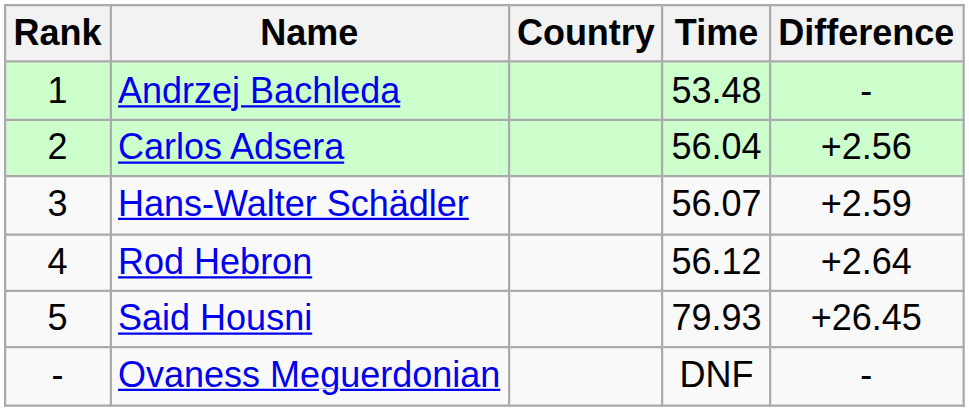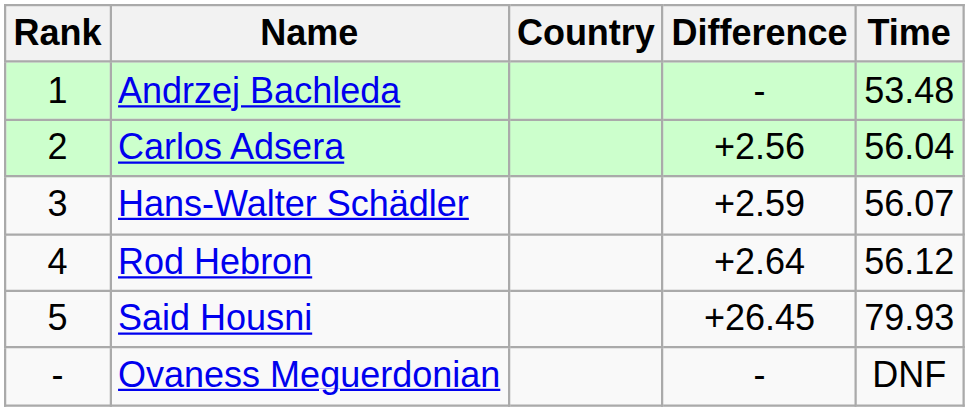columns swapped: (717, 33) <-> (866, 33)
